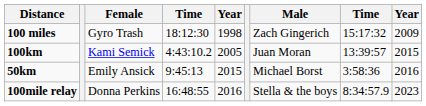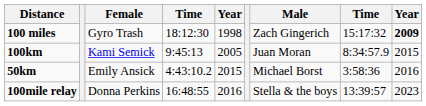(407, 33) normal -> (407, 33) bold
(189, 52) 4:43:10.2 -> (184, 52) 9:45:13
(364, 52) 13:39:57 -> (366, 52) 8:34:57.9
(184, 71) 9:45:13 -> (189, 71) 4:43:10.2
(366, 91) 8:34:57.9 -> (364, 91) 13:39:57
